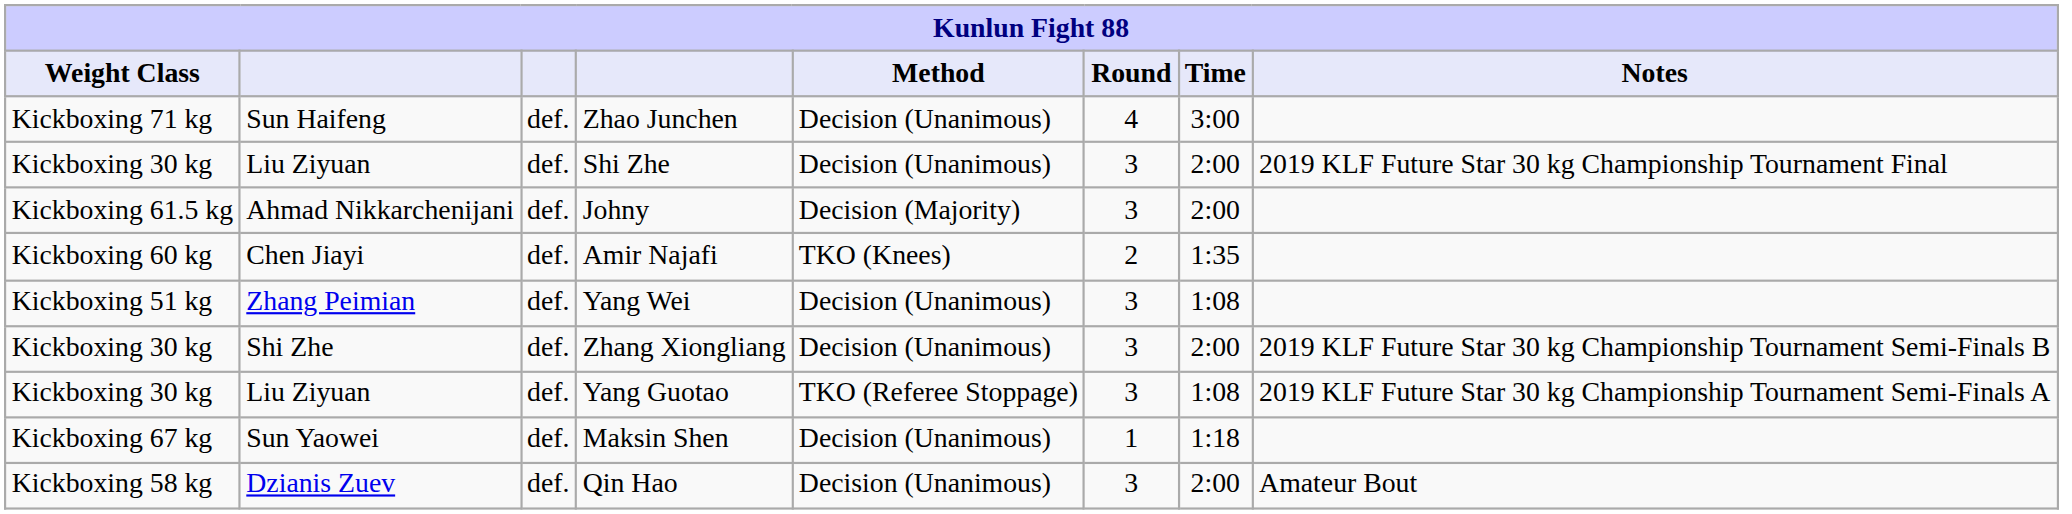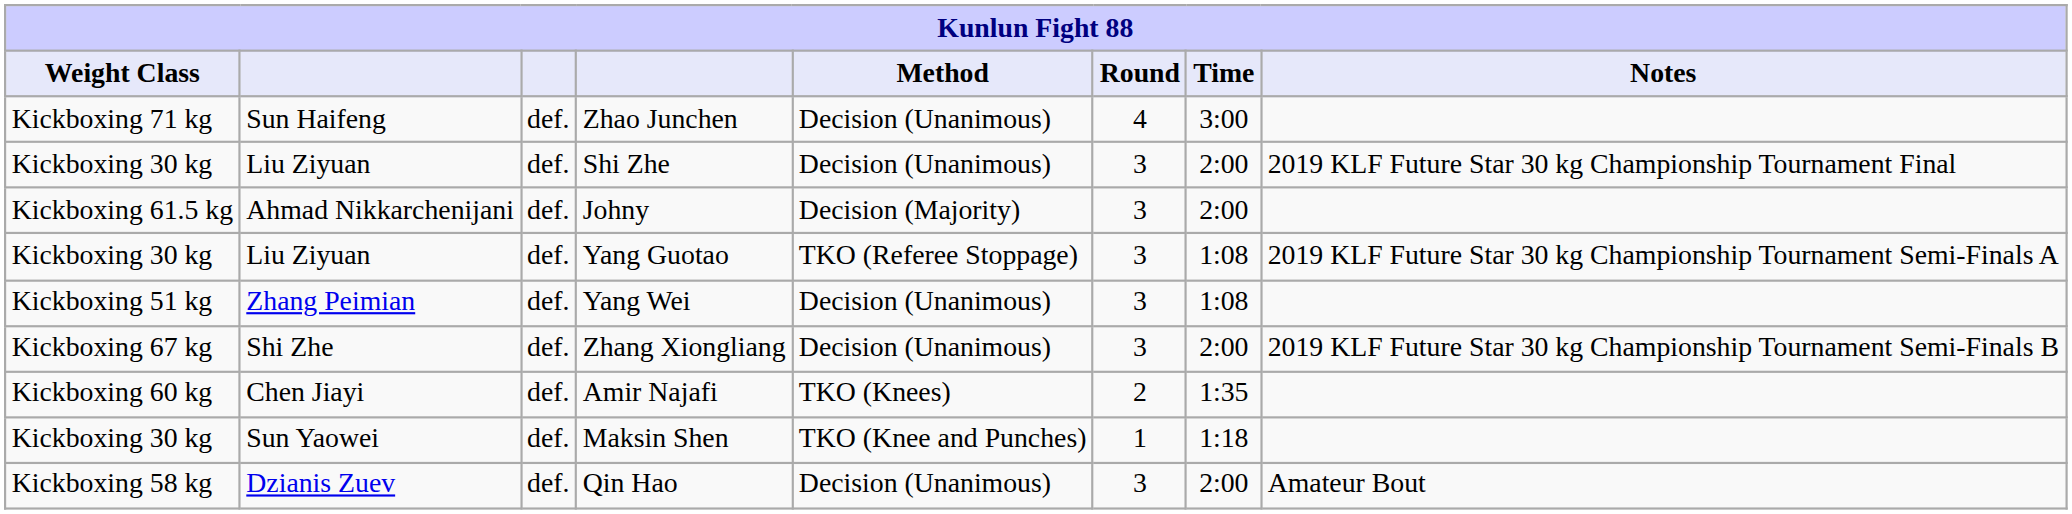rows swapped: (650, 256) <-> (656, 393)
(112, 347) Kickboxing 30 kg -> (112, 347) Kickboxing 67 kg
(112, 439) Kickboxing 67 kg -> (112, 439) Kickboxing 30 kg
(925, 439) Decision (Unanimous) -> (943, 439) TKO (Knee and Punches)
